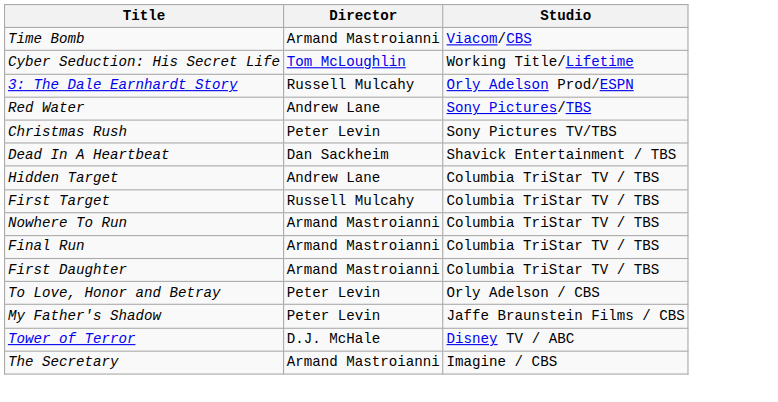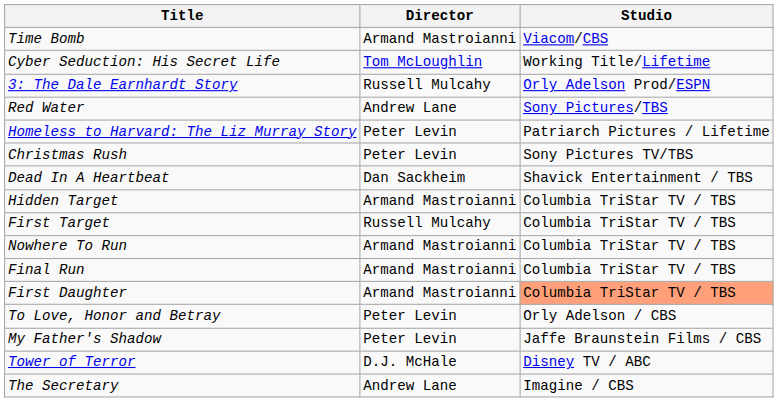+ row: (182, 132)
(334, 178) Andrew Lane -> (440, 201) Armand Mastroianni
(553, 270) no background -> (629, 293) lightsalmon background
(363, 363) Armand Mastroianni -> (410, 386) Andrew Lane
